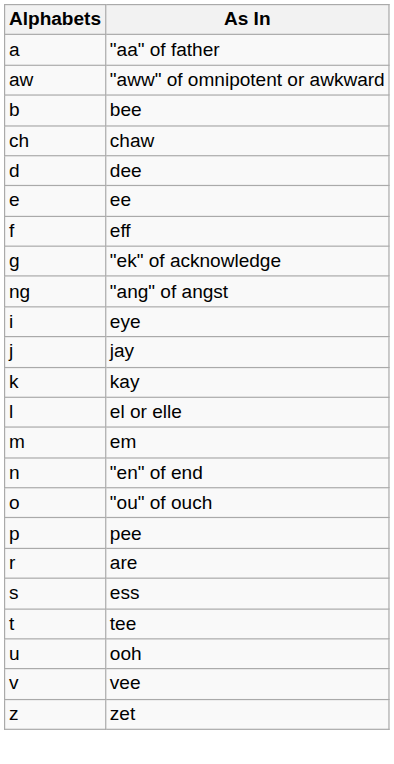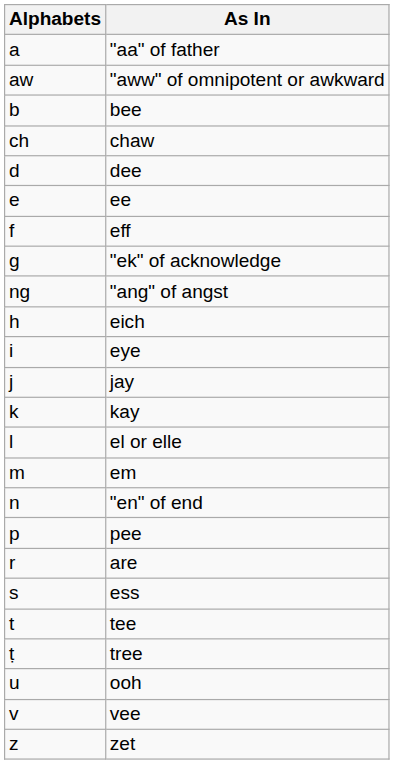+ row: (127, 321)
- row: (161, 502)
+ row: (126, 653)
